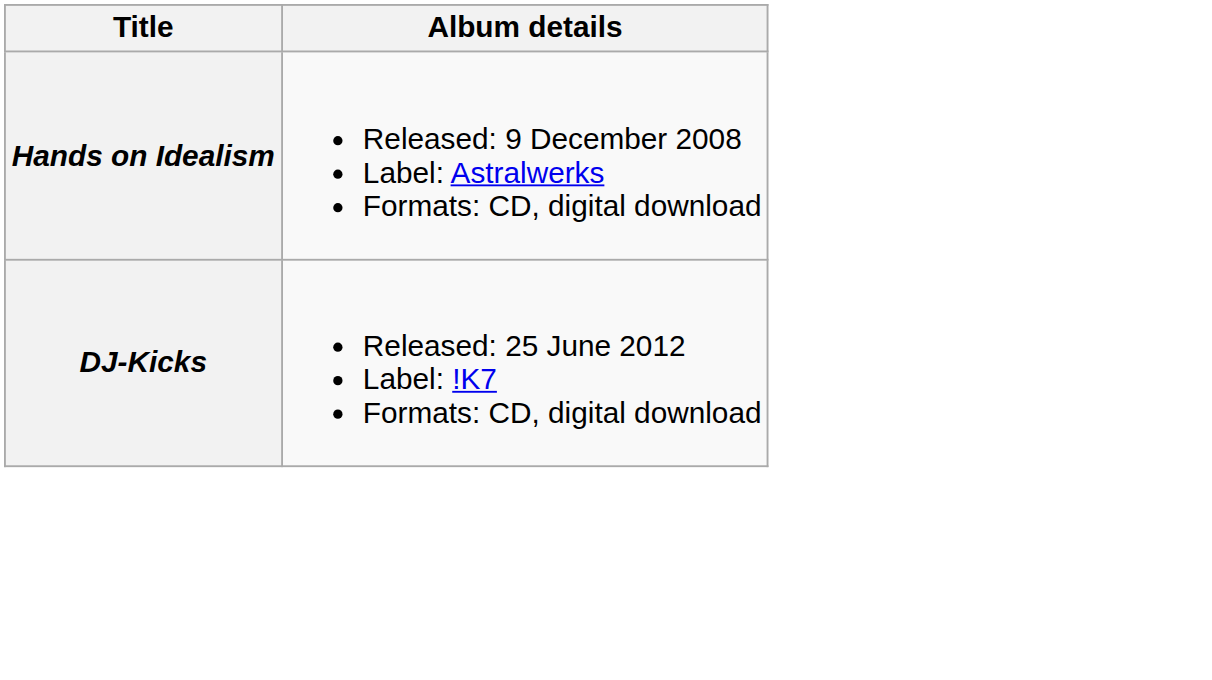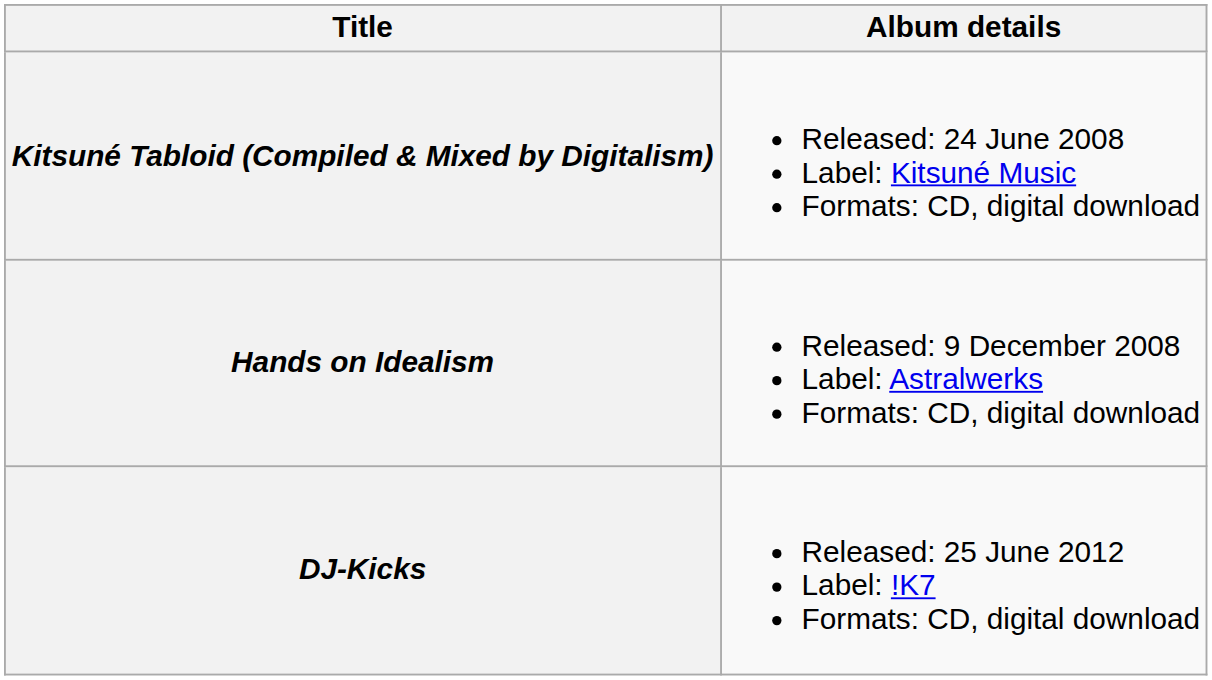+ row: (363, 155)
